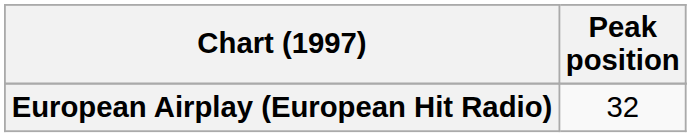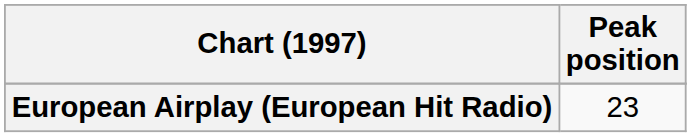(623, 107) 32 -> (623, 107) 23
